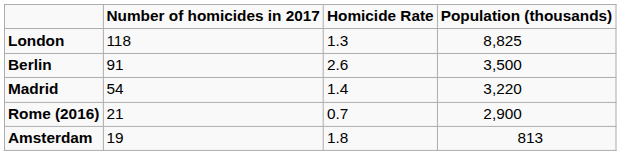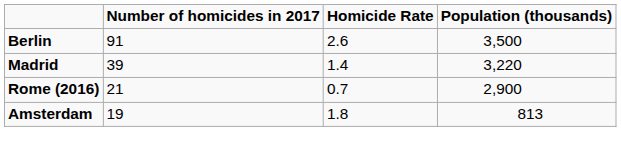- row: (36, 41)
(115, 89) 54 -> (115, 65) 39
